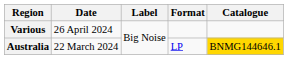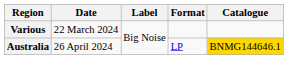(83, 29) 26 April 2024 -> (86, 29) 22 March 2024
(86, 46) 22 March 2024 -> (83, 46) 26 April 2024
